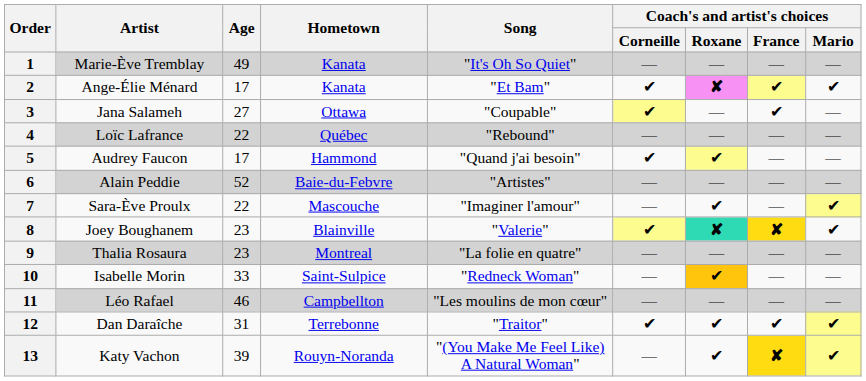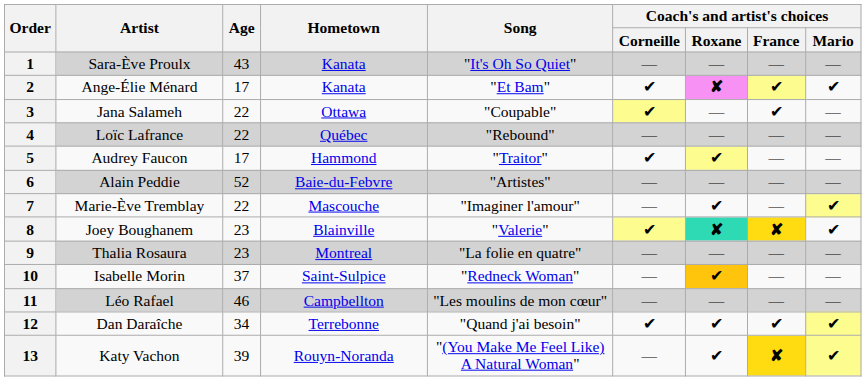(139, 64) Marie-Ève Tremblay -> (139, 64) Sara-Ève Proulx
(242, 64) 49 -> (242, 64) 43
(242, 111) 27 -> (242, 111) 22
(520, 158) "Quand j'ai besoin" -> (520, 158) "Traitor"
(139, 205) Sara-Ève Proulx -> (139, 205) Marie-Ève Tremblay
(242, 276) 33 -> (242, 276) 37
(242, 324) 31 -> (242, 324) 34
(520, 324) "Traitor" -> (520, 324) "Quand j'ai besoin"
